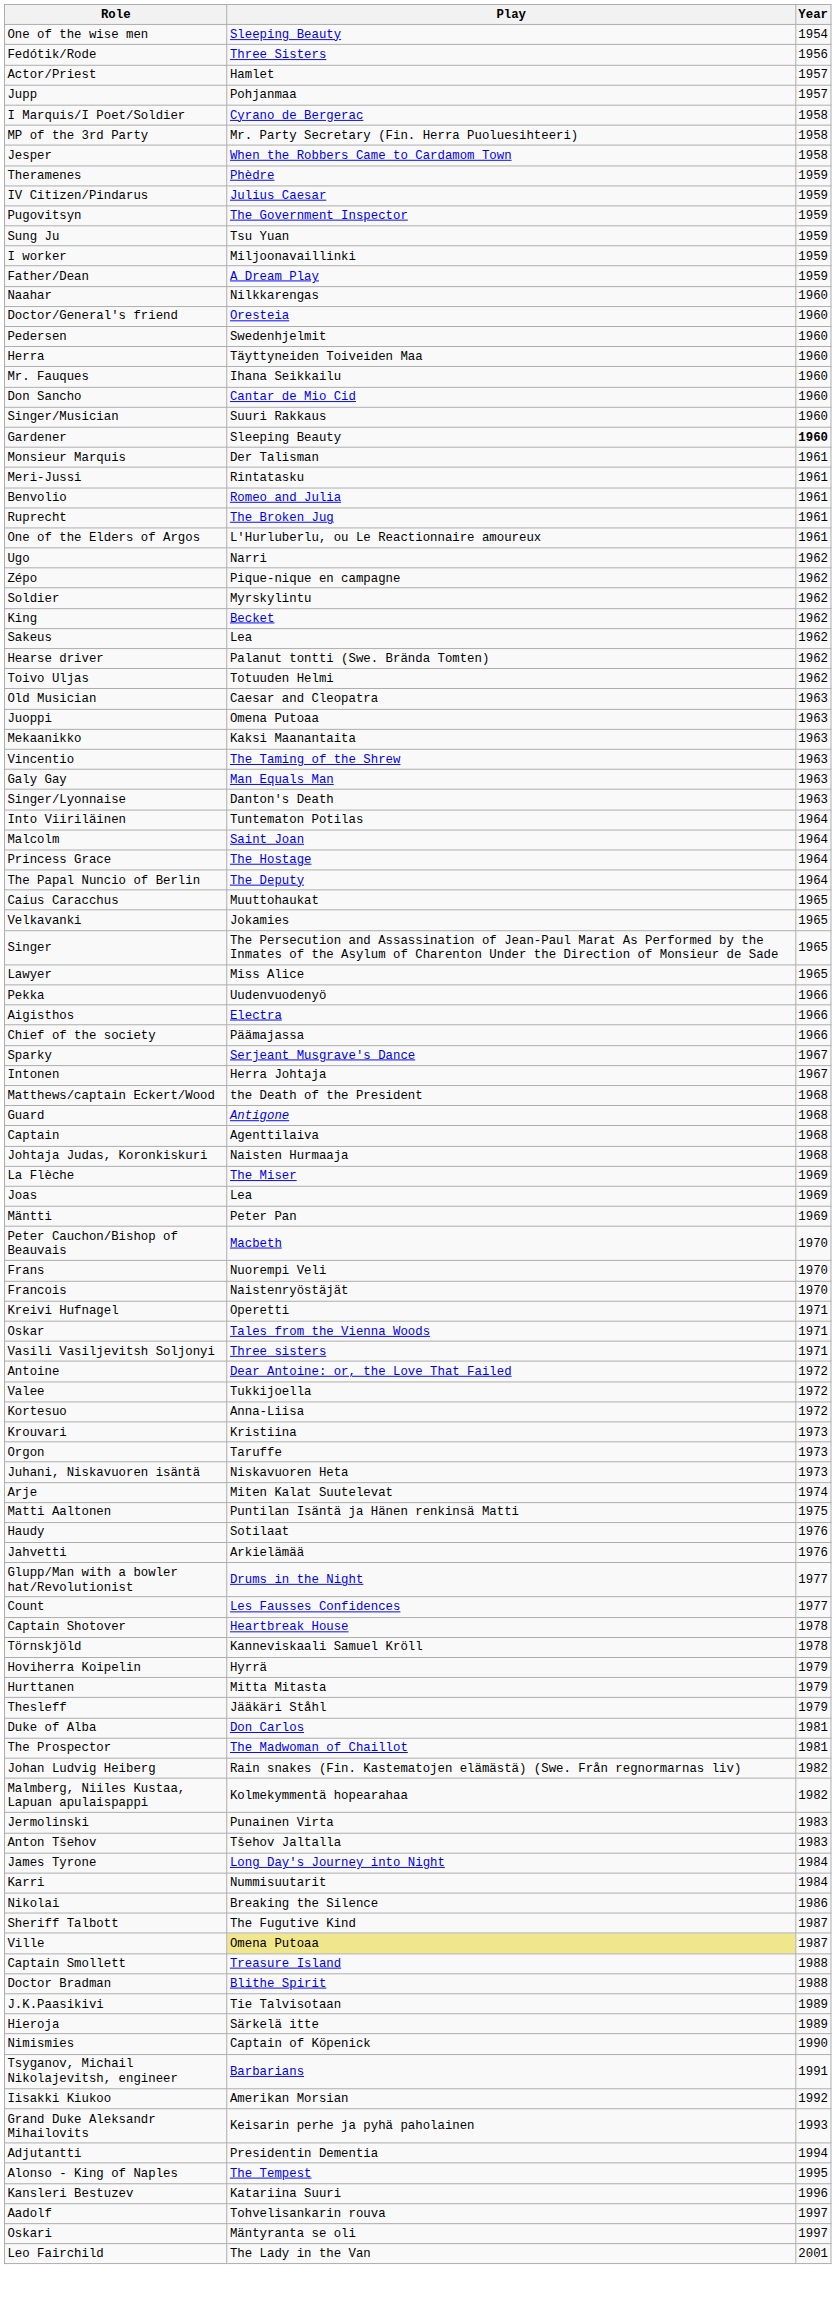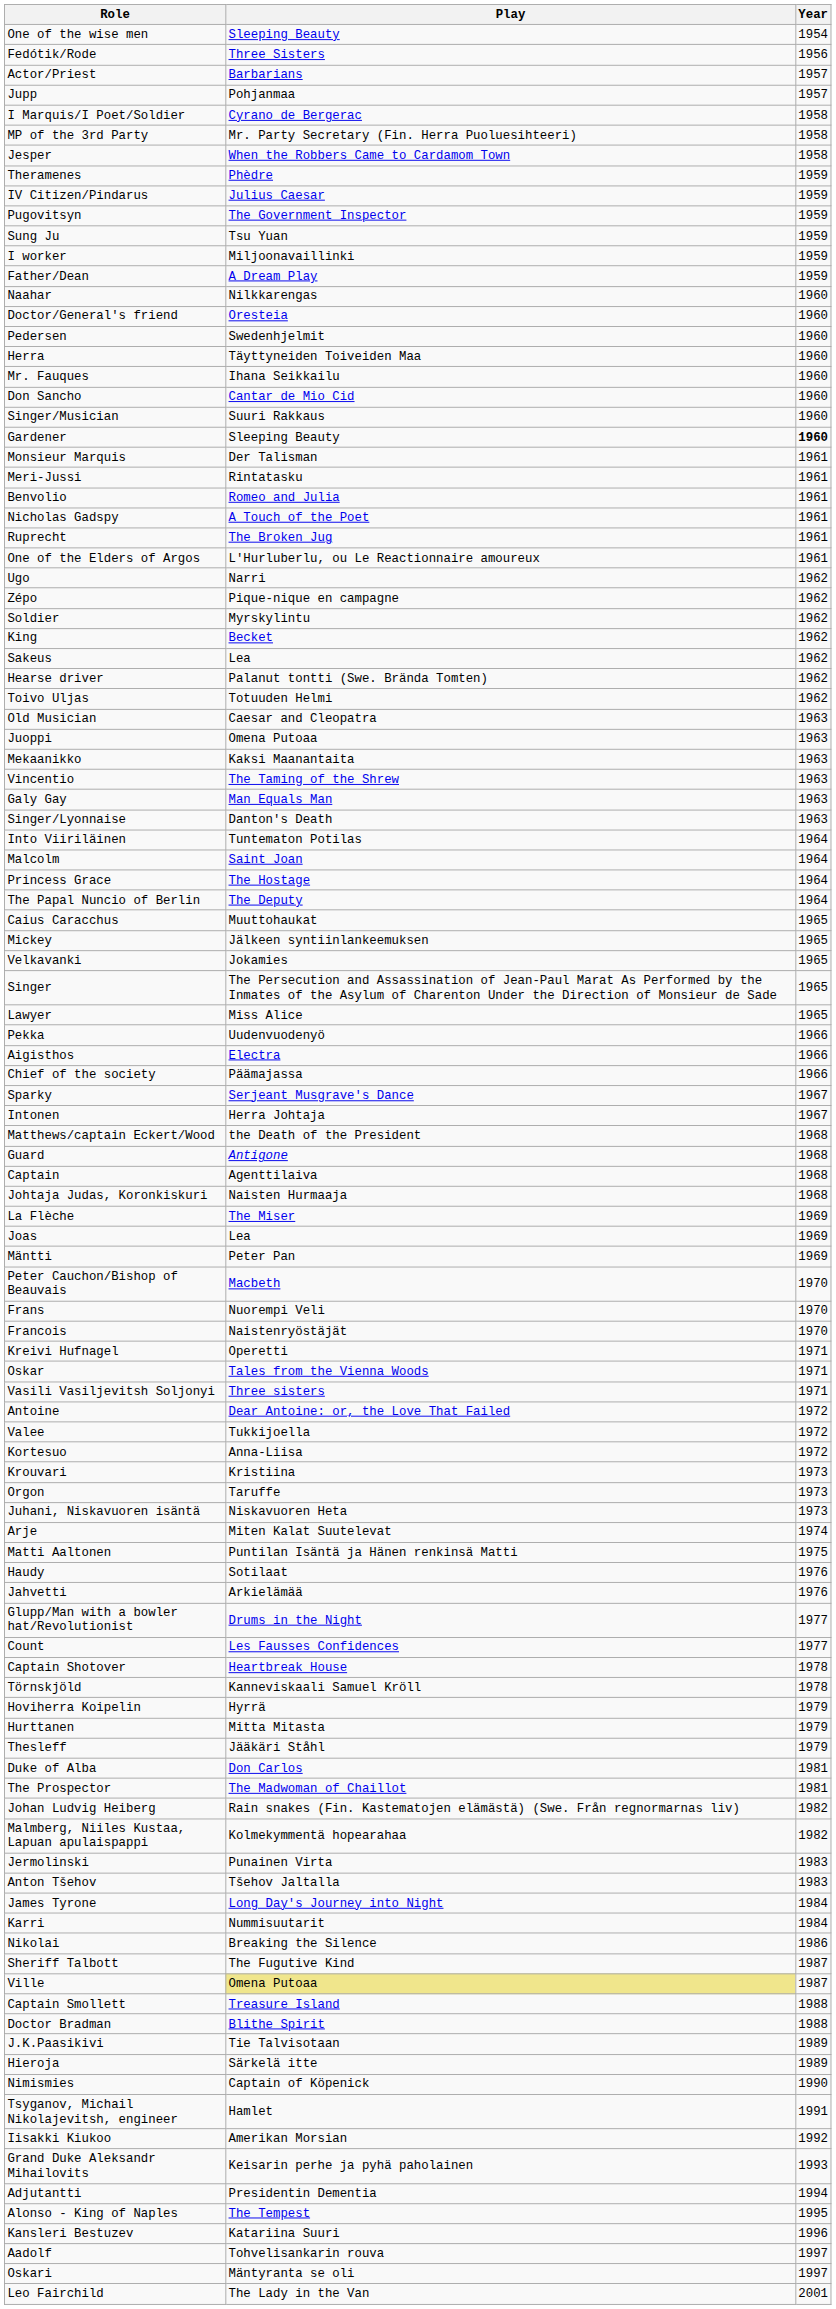(252, 75) Hamlet -> (266, 75) Barbarians
+ row: (63, 518)
+ row: (30, 940)
(267, 2071) Barbarians -> (251, 2112) Hamlet
